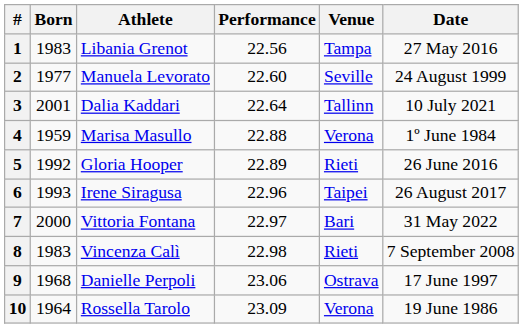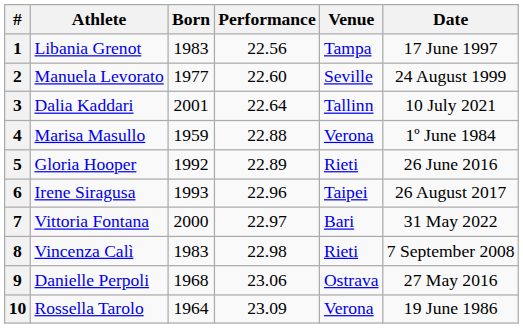columns swapped: (145, 19) <-> (54, 19)
(451, 48) 27 May 2016 -> (451, 48) 17 June 1997
(451, 280) 17 June 1997 -> (451, 280) 27 May 2016
